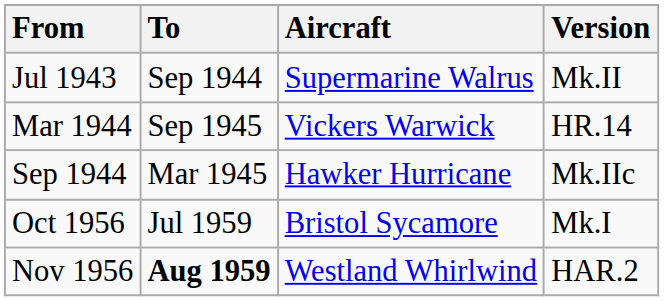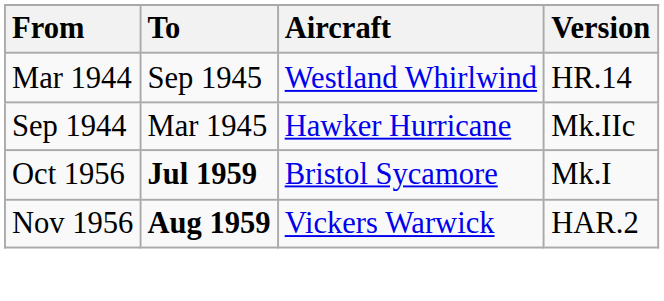- row: (64, 77)
(390, 125) Vickers Warwick -> (411, 77) Westland Whirlwind
(200, 222) normal -> (202, 174) bold
(411, 271) Westland Whirlwind -> (390, 222) Vickers Warwick
